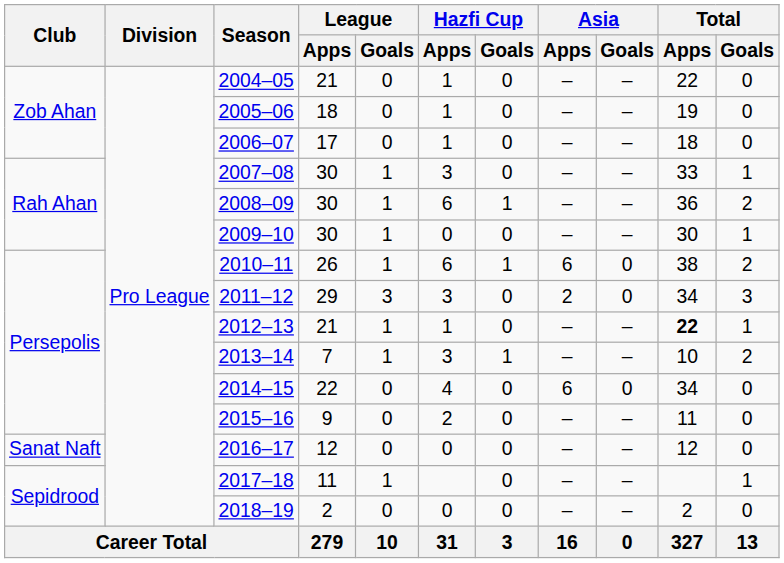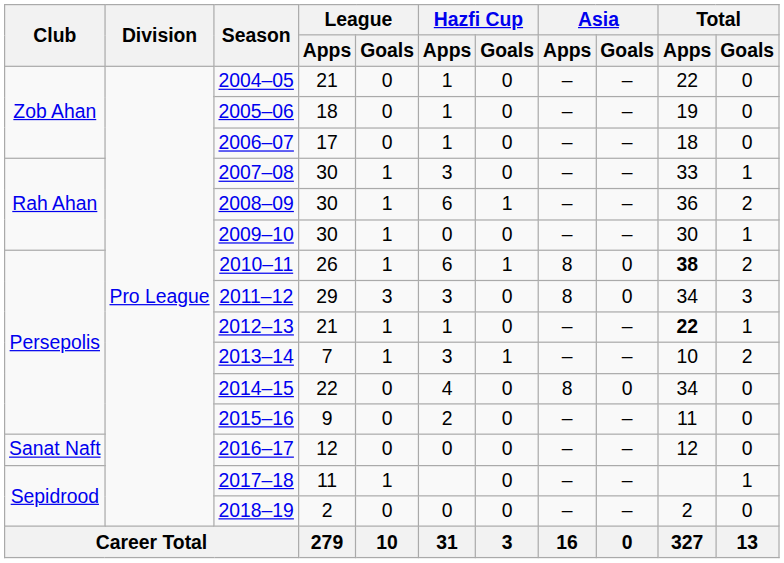(567, 265) 6 -> (567, 265) 8
(687, 265) normal -> (687, 265) bold
(567, 296) 2 -> (567, 296) 8
(567, 388) 6 -> (567, 388) 8
